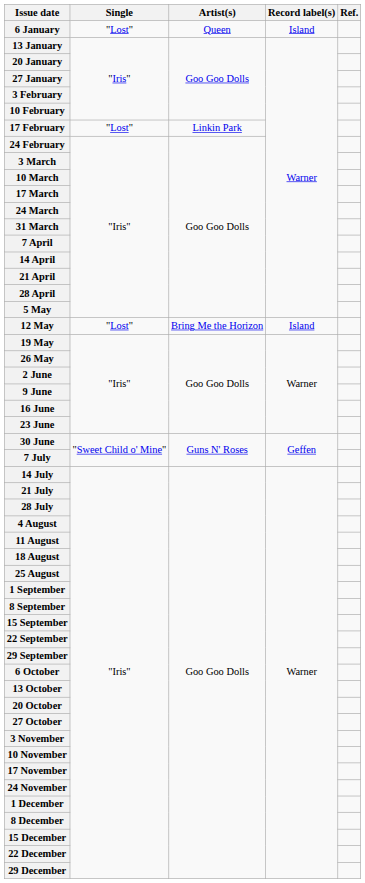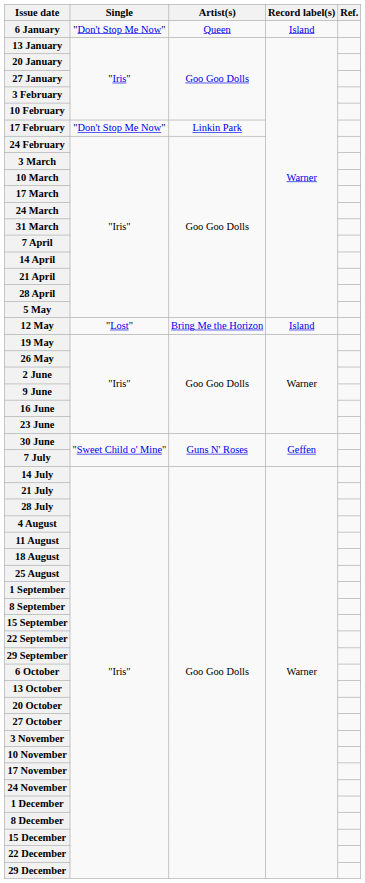(119, 29) "Lost" -> (119, 29) "Don't Stop Me Now"
(119, 128) "Lost" -> (119, 128) "Don't Stop Me Now"
